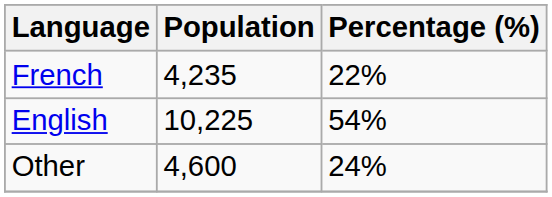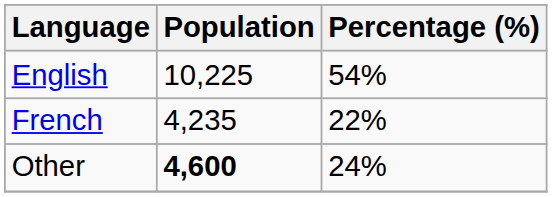rows swapped: (60, 120) <-> (57, 74)
(200, 167) normal -> (200, 167) bold
